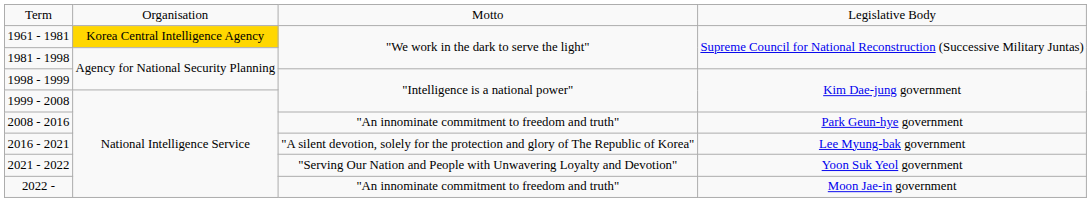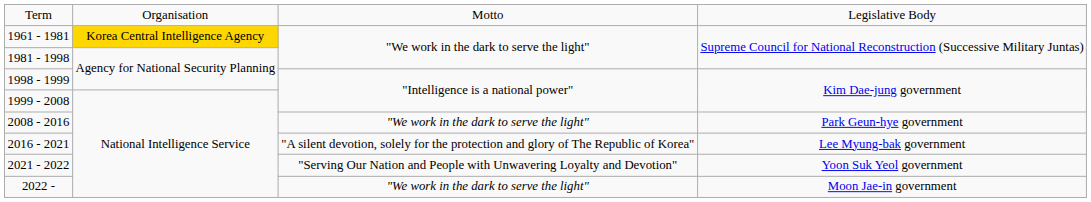(488, 122) "An innominate commitment to freedom and truth" -> (488, 122) "We work in the dark to serve the light"
(488, 186) "An innominate commitment to freedom and truth" -> (488, 186) "We work in the dark to serve the light"
